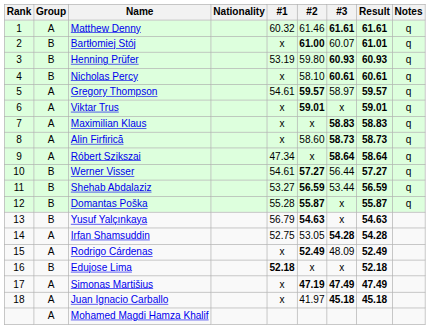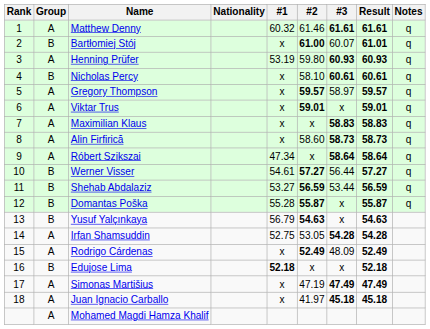(51, 60) B -> (51, 60) A
(282, 92) 54.61 -> (282, 92) x
(312, 284) bold -> (312, 284) normal
